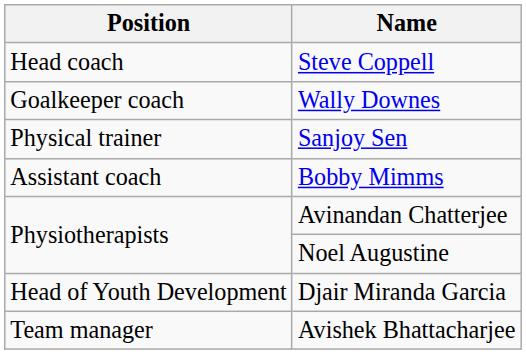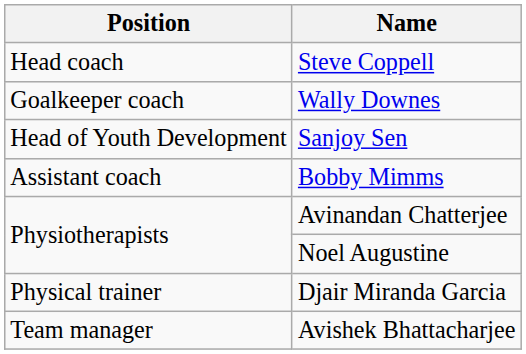(86, 138) Physical trainer -> (149, 138) Head of Youth Development
(149, 291) Head of Youth Development -> (86, 291) Physical trainer
